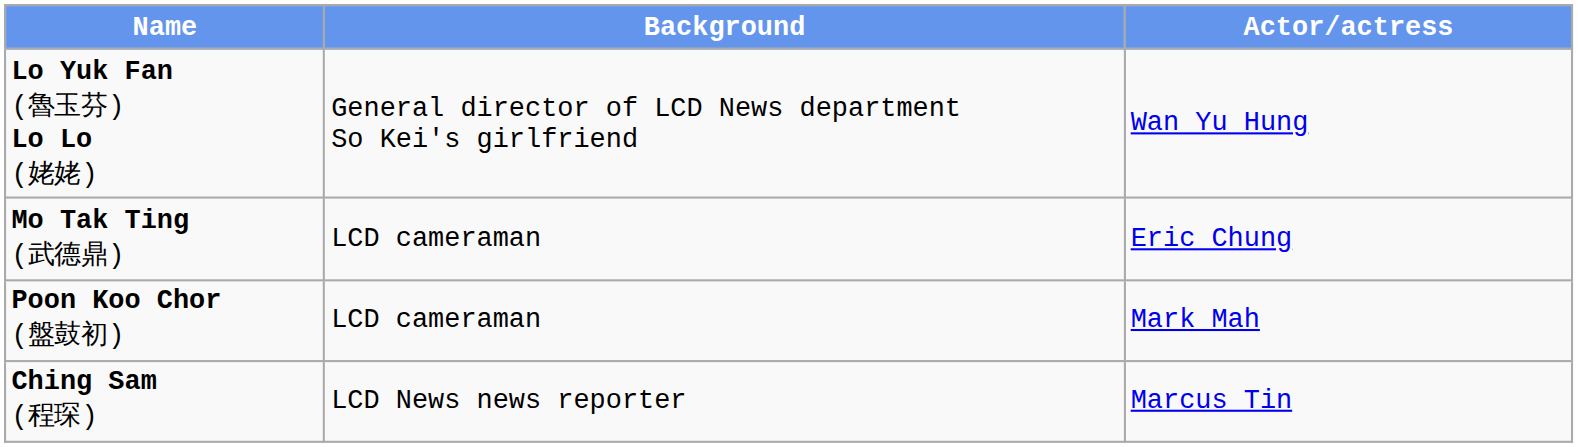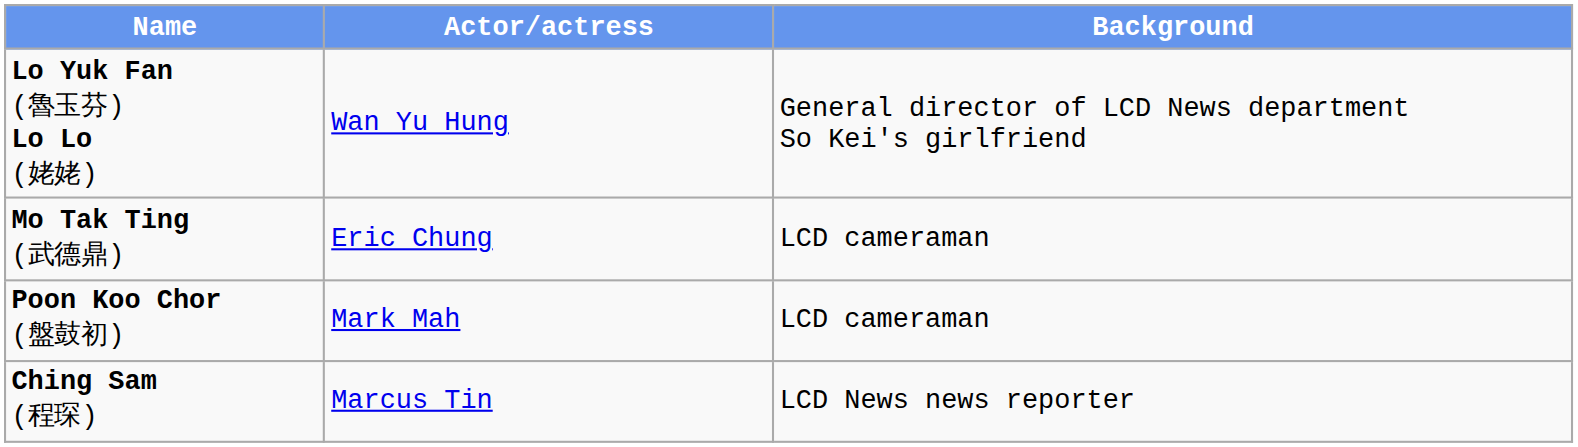columns swapped: (1349, 27) <-> (725, 27)
